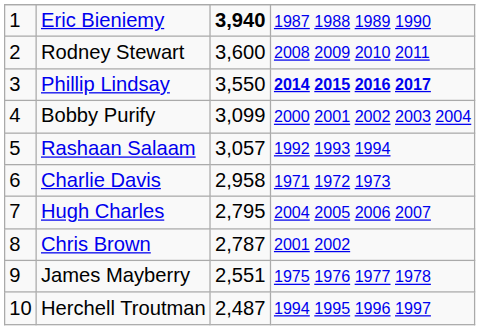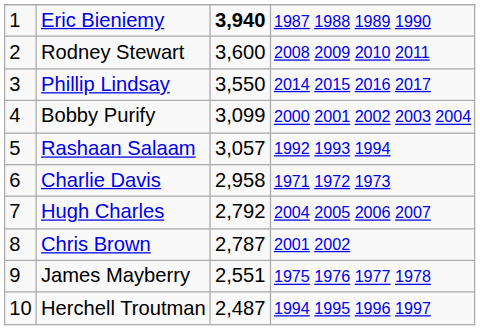(352, 85) bold -> (352, 85) normal
(240, 212) 2,795 -> (240, 212) 2,792
